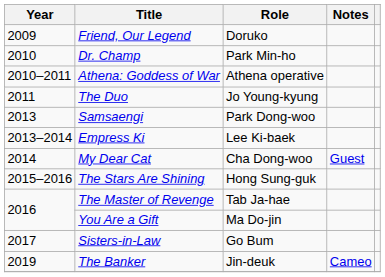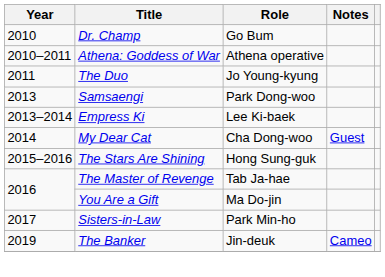- row: (134, 35)
(261, 55) Park Min-ho -> (250, 35) Go Bum
(250, 240) Go Bum -> (261, 220) Park Min-ho
